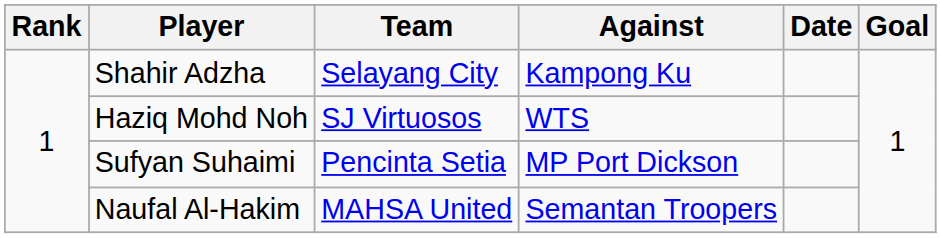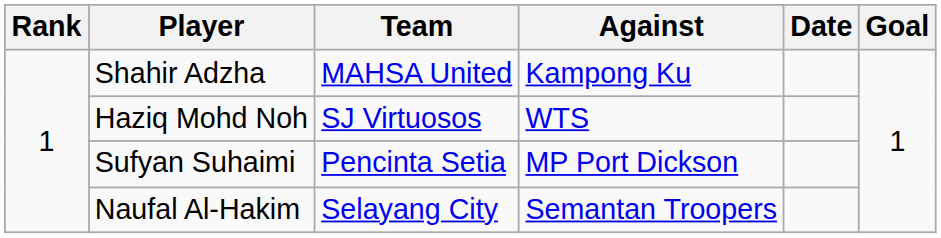(410, 72) Selayang City -> (417, 72) MAHSA United
(417, 208) MAHSA United -> (410, 208) Selayang City
